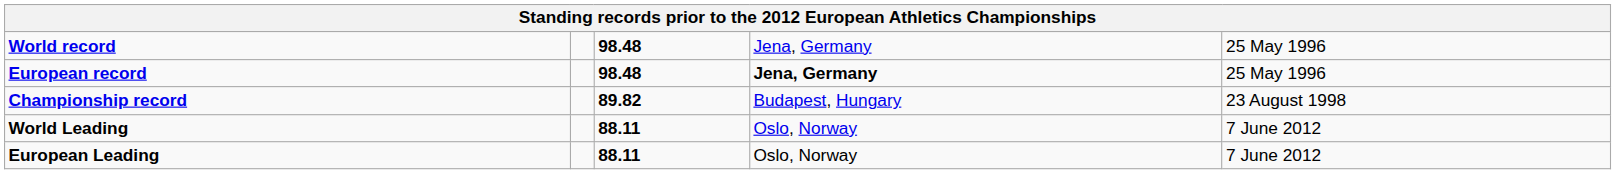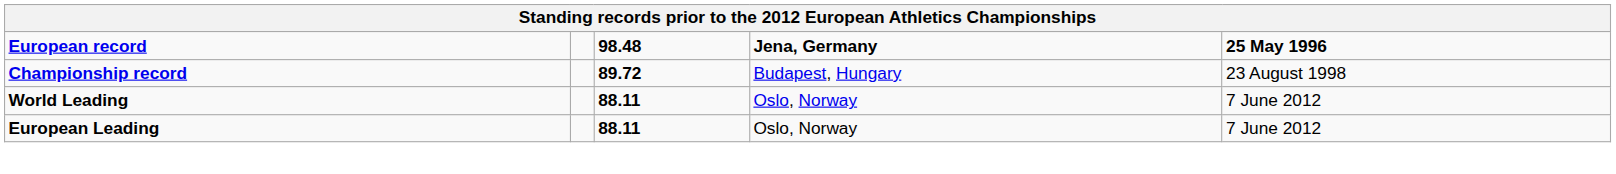- row: (62, 45)
(1276, 73) normal -> (1276, 45) bold
(620, 100) 89.82 -> (620, 73) 89.72
